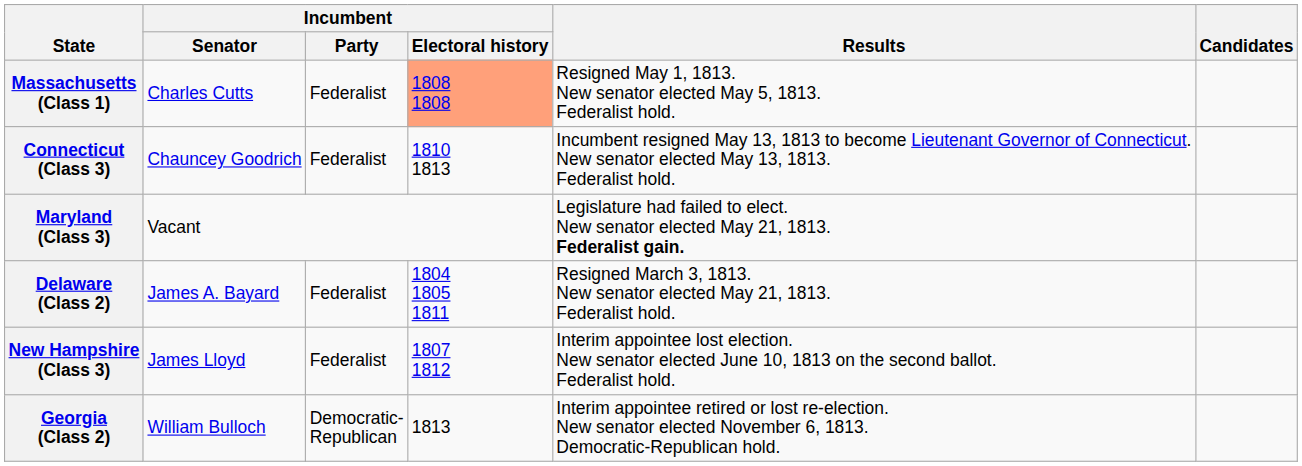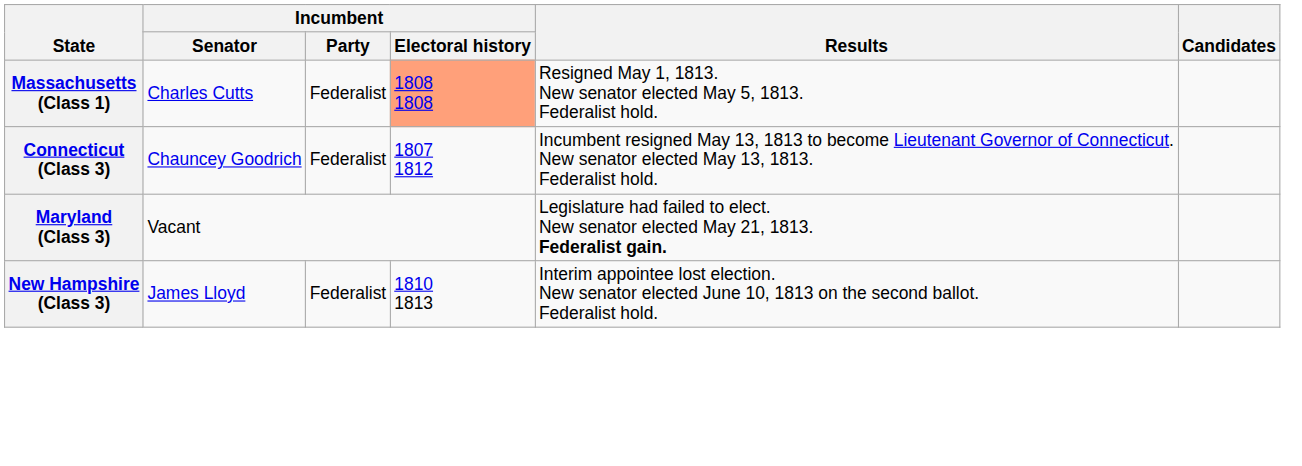(431, 160) 1810 1813 -> (414, 160) 1807 1812
- row: (74, 293)
(431, 360) 1807 1812 -> (414, 293) 1810 1813
- row: (74, 427)
